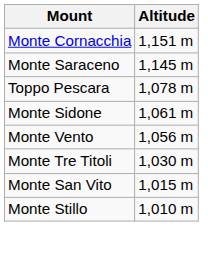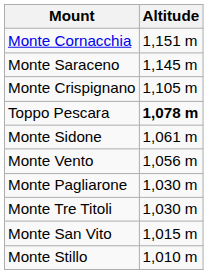+ row: (72, 88)
(166, 88) normal -> (170, 112) bold
+ row: (68, 185)
